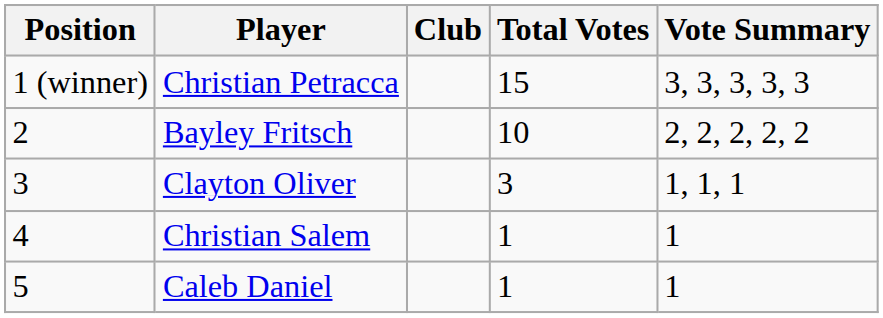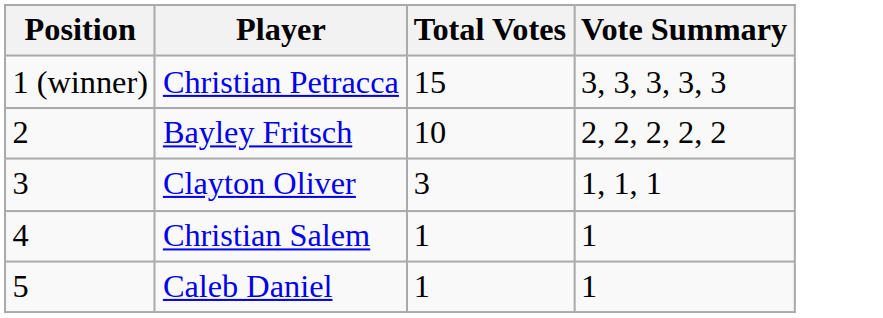- column: (448, 30)
